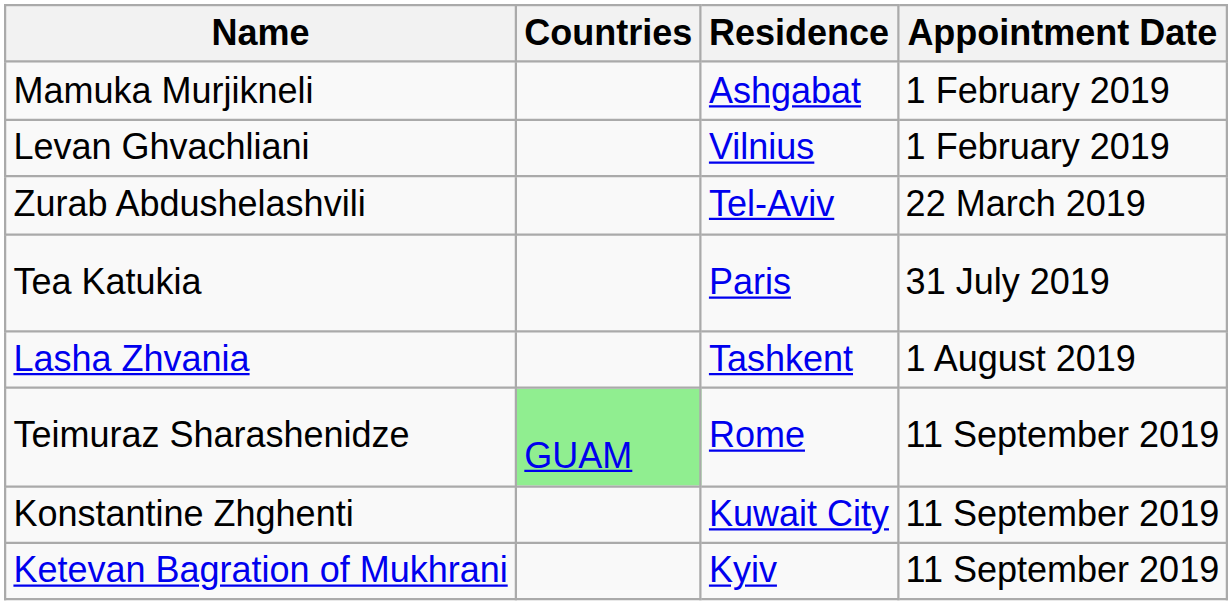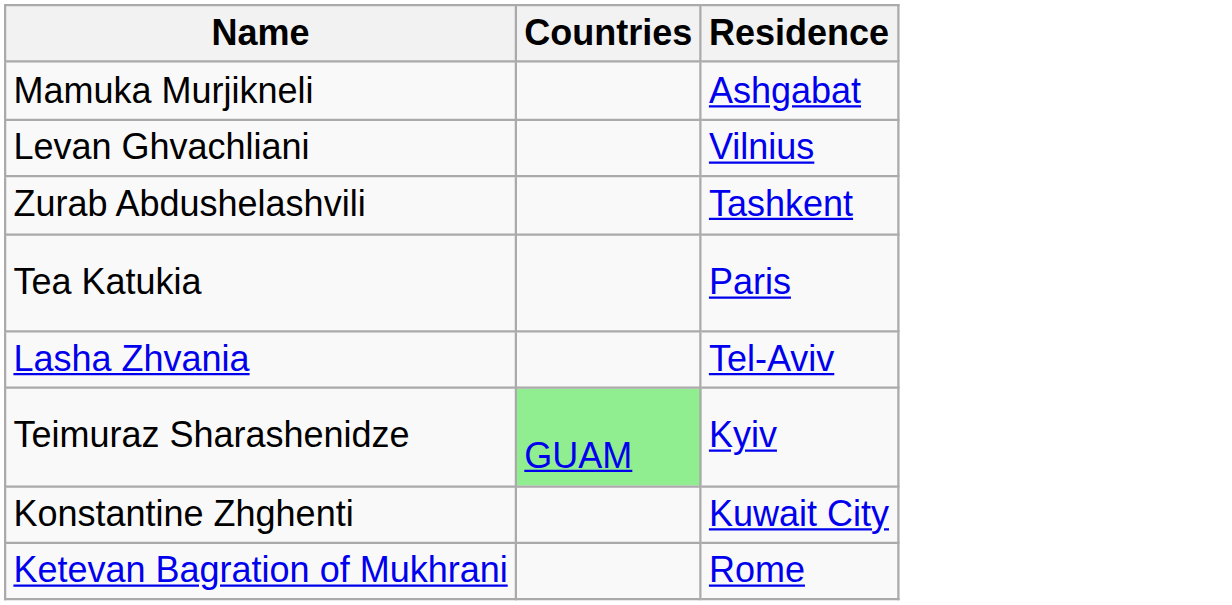- column: (1062, 33)
(772, 204) Tel-Aviv -> (781, 204) Tashkent
(781, 359) Tashkent -> (772, 359) Tel-Aviv
(757, 436) Rome -> (743, 436) Kyiv
(743, 570) Kyiv -> (757, 570) Rome
